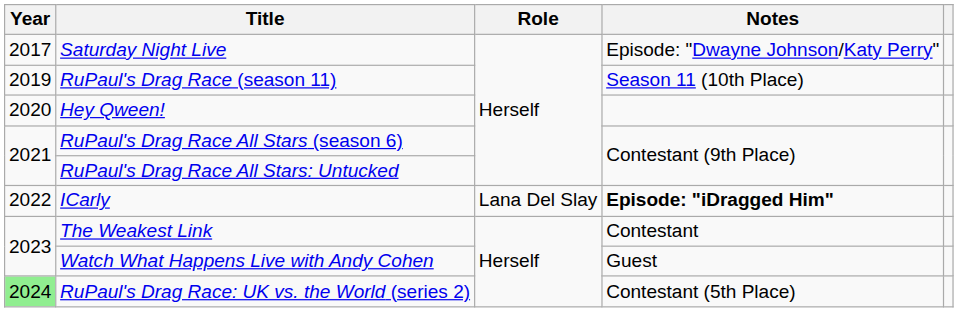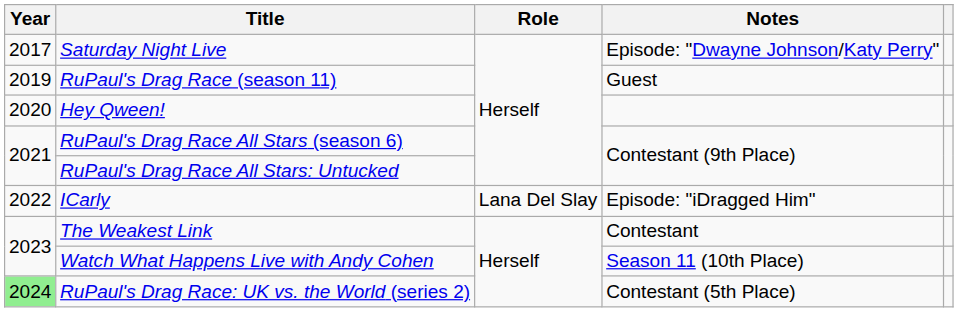(705, 79) Season 11 (10th Place) -> (632, 79) Guest
(720, 200) bold -> (711, 200) normal
(632, 261) Guest -> (705, 261) Season 11 (10th Place)
